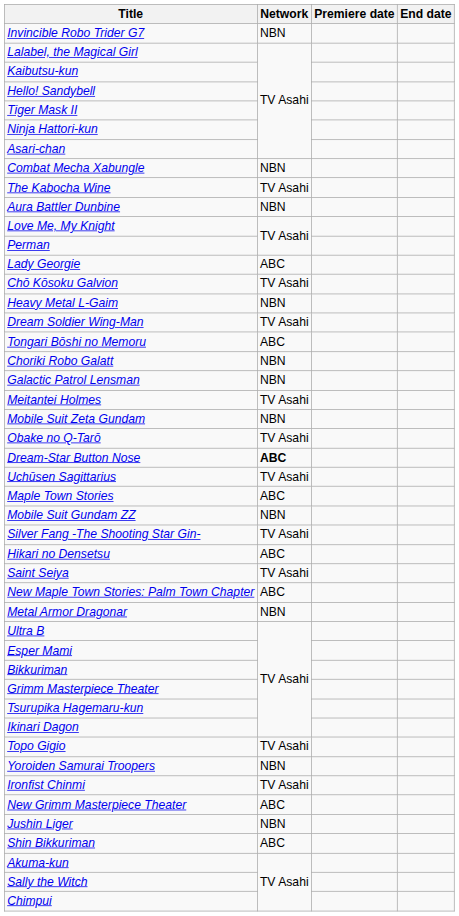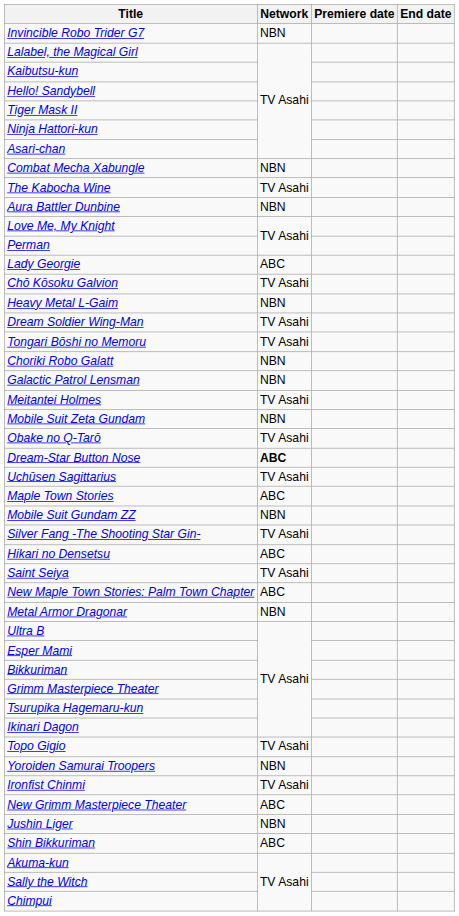(272, 341) ABC -> (284, 341) TV Asahi
